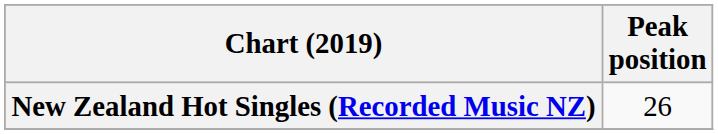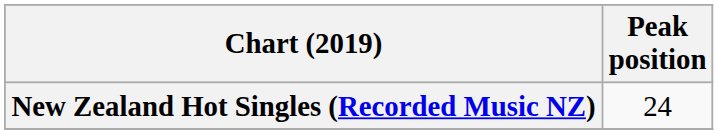(658, 105) 26 -> (658, 105) 24
